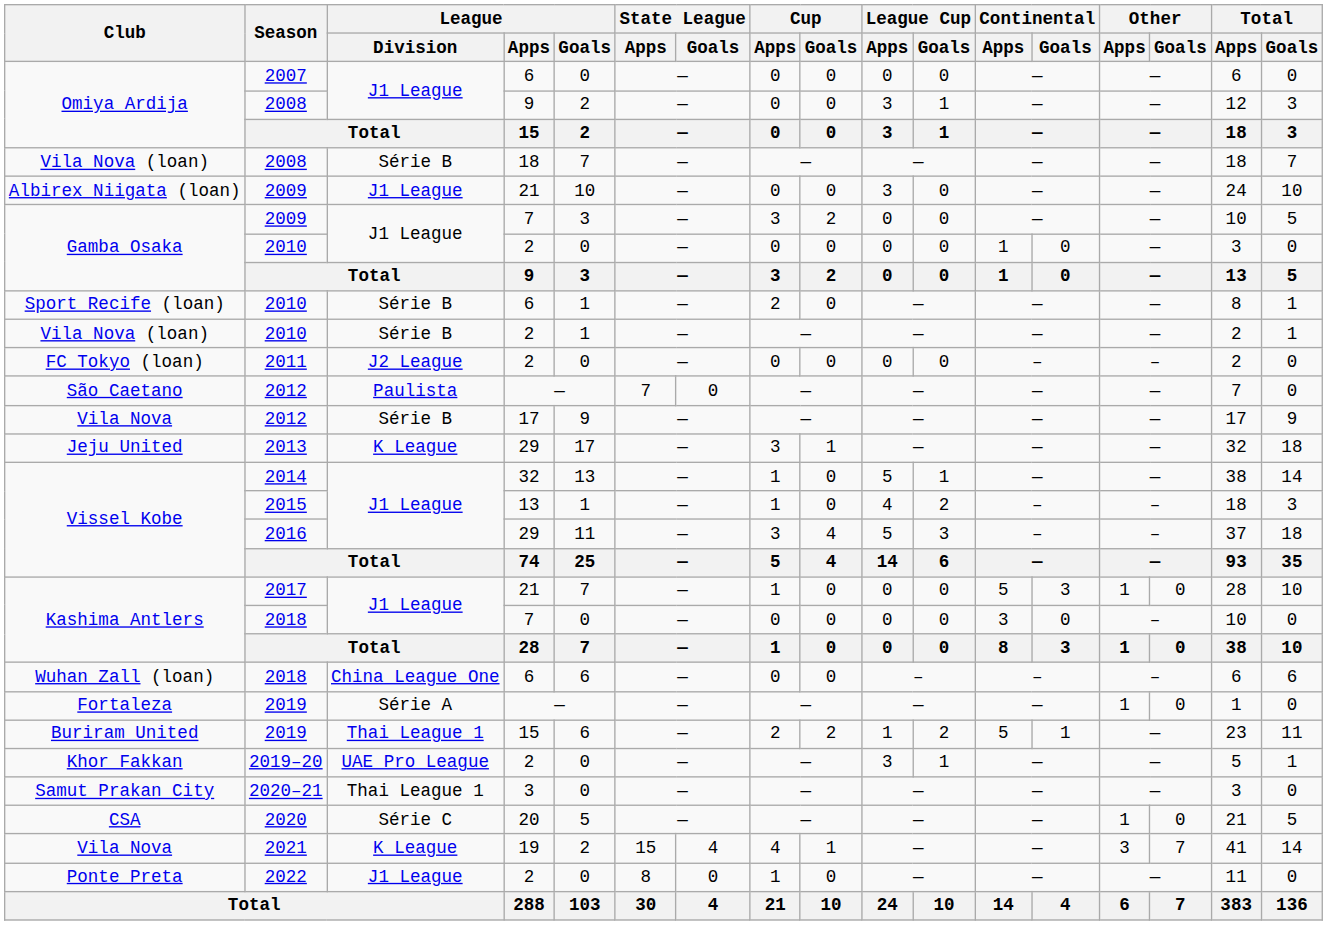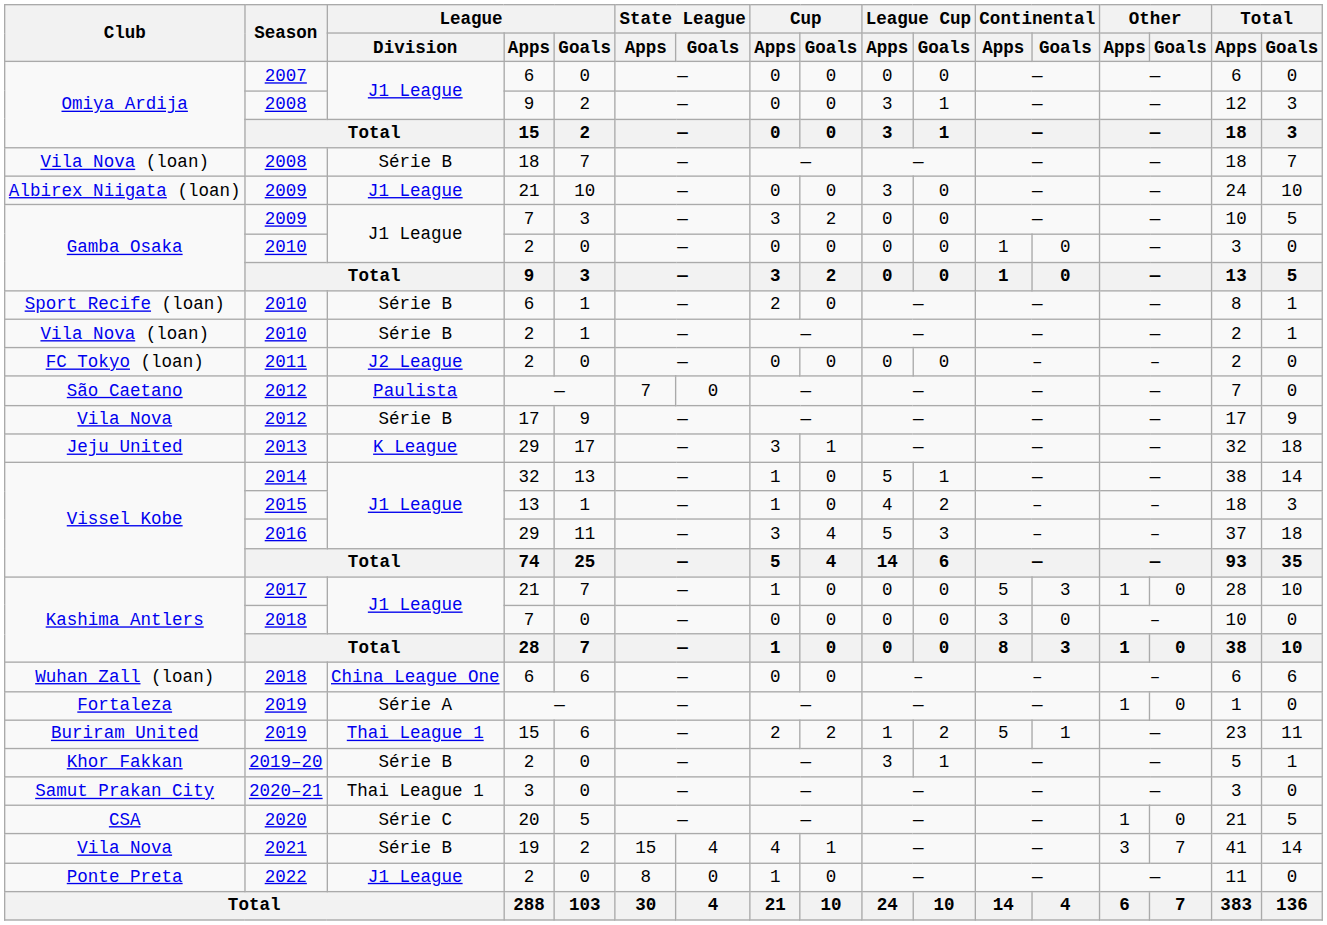(415, 763) UAE Pro League -> (415, 763) Série B
(415, 848) K League -> (415, 848) Série B
